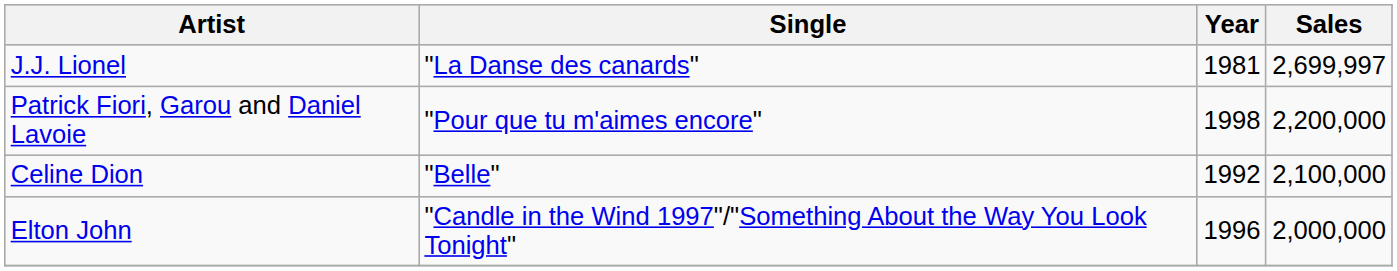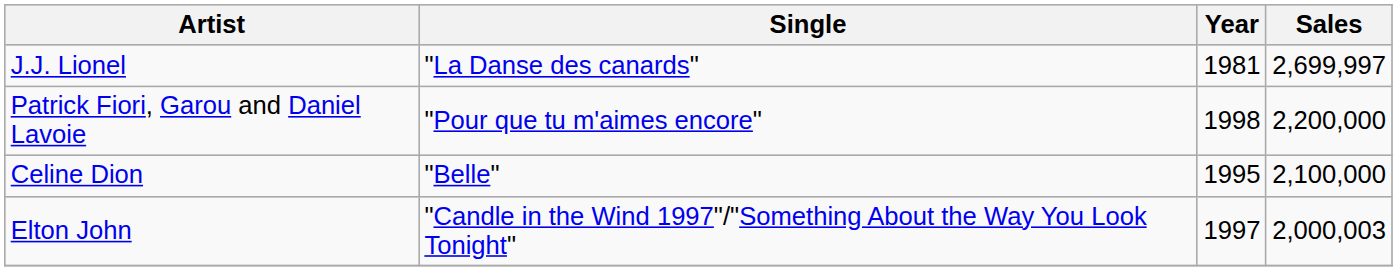(1232, 175) 1992 -> (1232, 175) 1995
(1232, 230) 1996 -> (1232, 230) 1997
(1329, 230) 2,000,000 -> (1329, 230) 2,000,003
